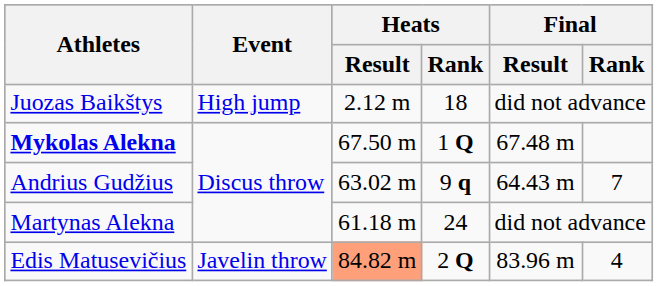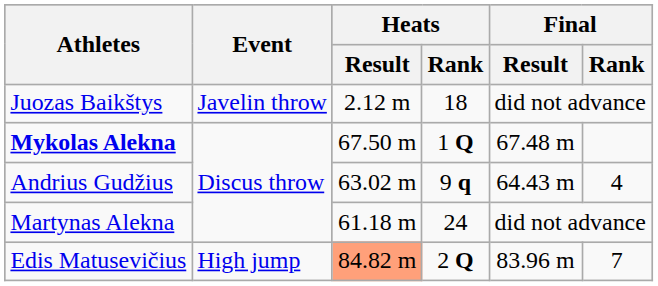(249, 103) High jump -> (262, 103) Javelin throw
(617, 182) 7 -> (617, 182) 4
(262, 261) Javelin throw -> (249, 261) High jump
(617, 261) 4 -> (617, 261) 7
